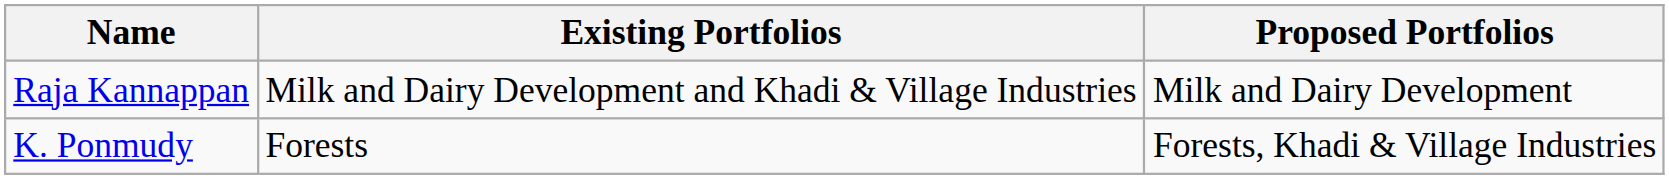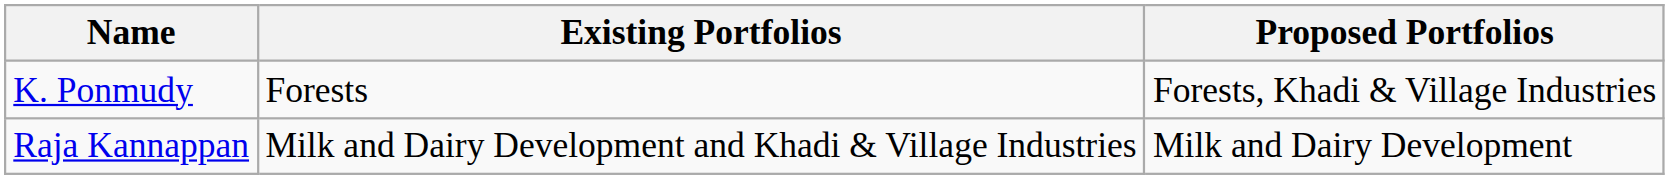rows swapped: (131, 88) <-> (103, 145)
